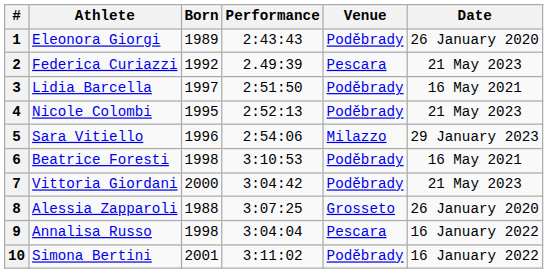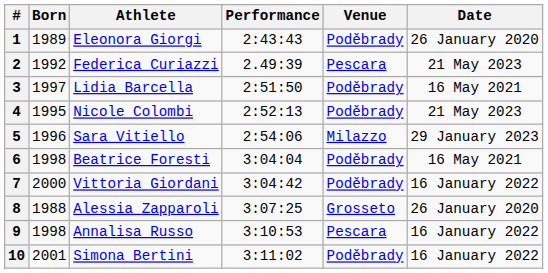columns swapped: (105, 16) <-> (202, 16)
(273, 160) 3:10:53 -> (273, 160) 3:04:04
(475, 184) 21 May 2023 -> (475, 184) 16 January 2022
(273, 232) 3:04:04 -> (273, 232) 3:10:53
